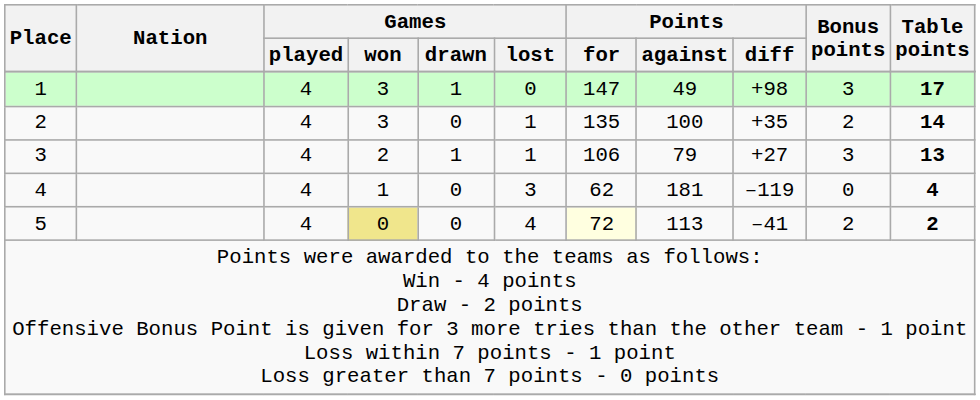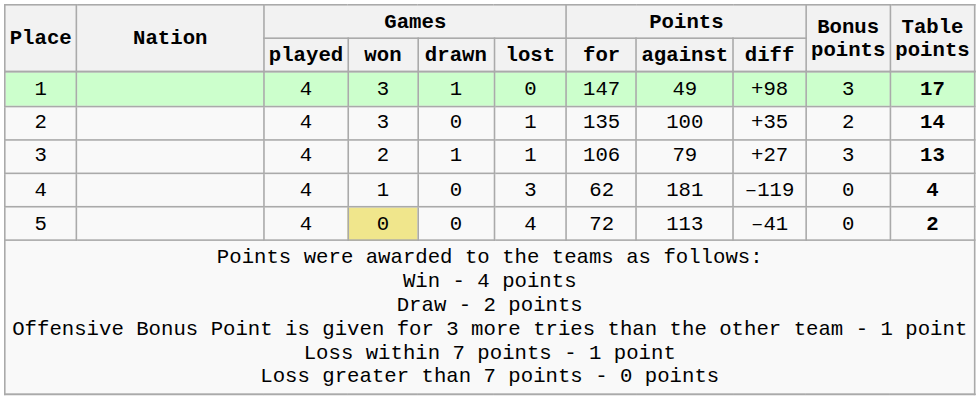(602, 224) lightyellow background -> (602, 224) no background
(848, 224) 2 -> (848, 224) 0
